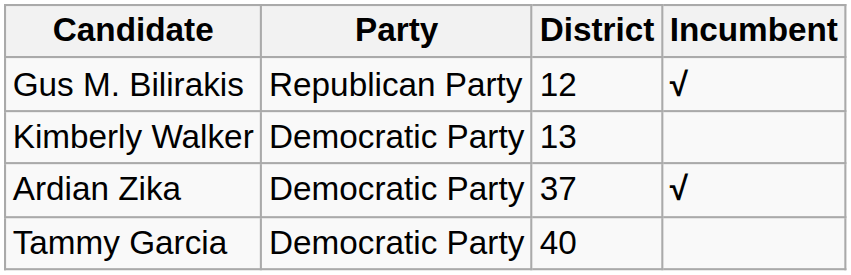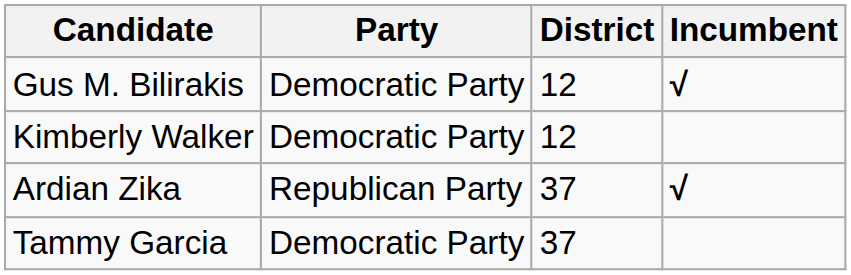(396, 83) Republican Party -> (397, 83) Democratic Party
(558, 136) 13 -> (558, 136) 12
(397, 189) Democratic Party -> (396, 189) Republican Party
(558, 242) 40 -> (558, 242) 37
